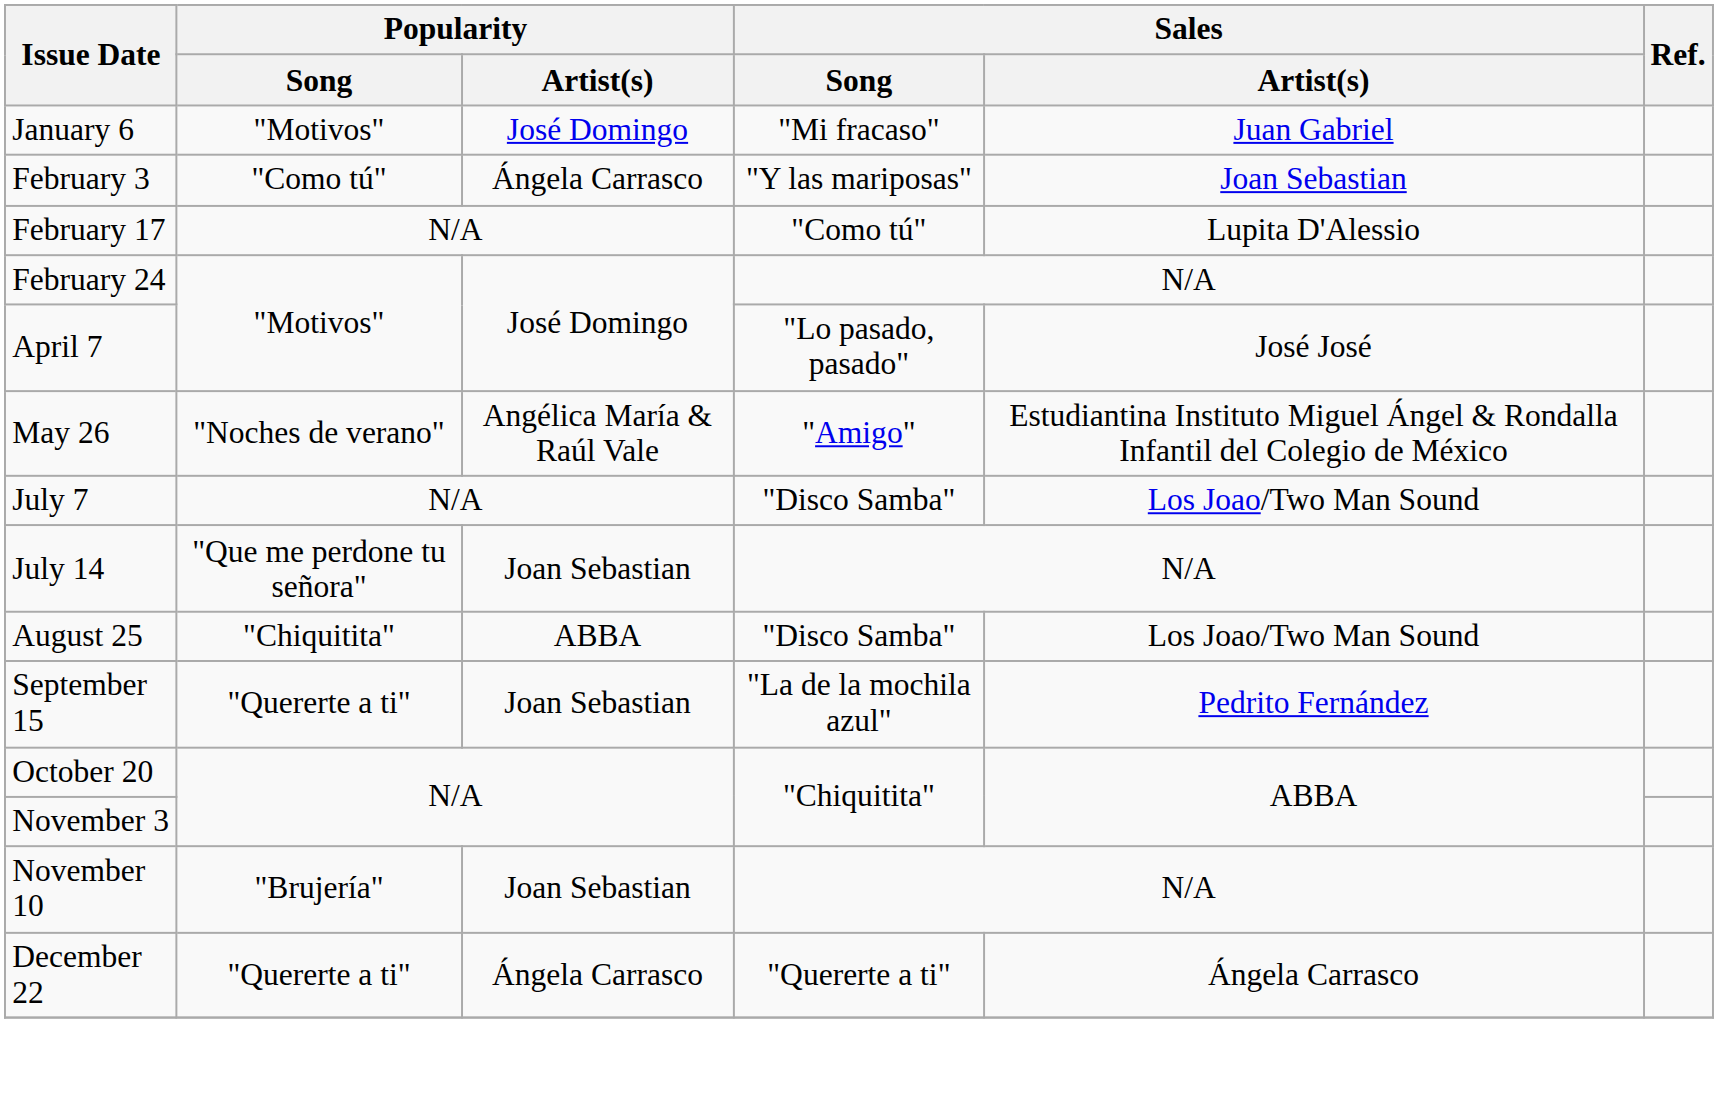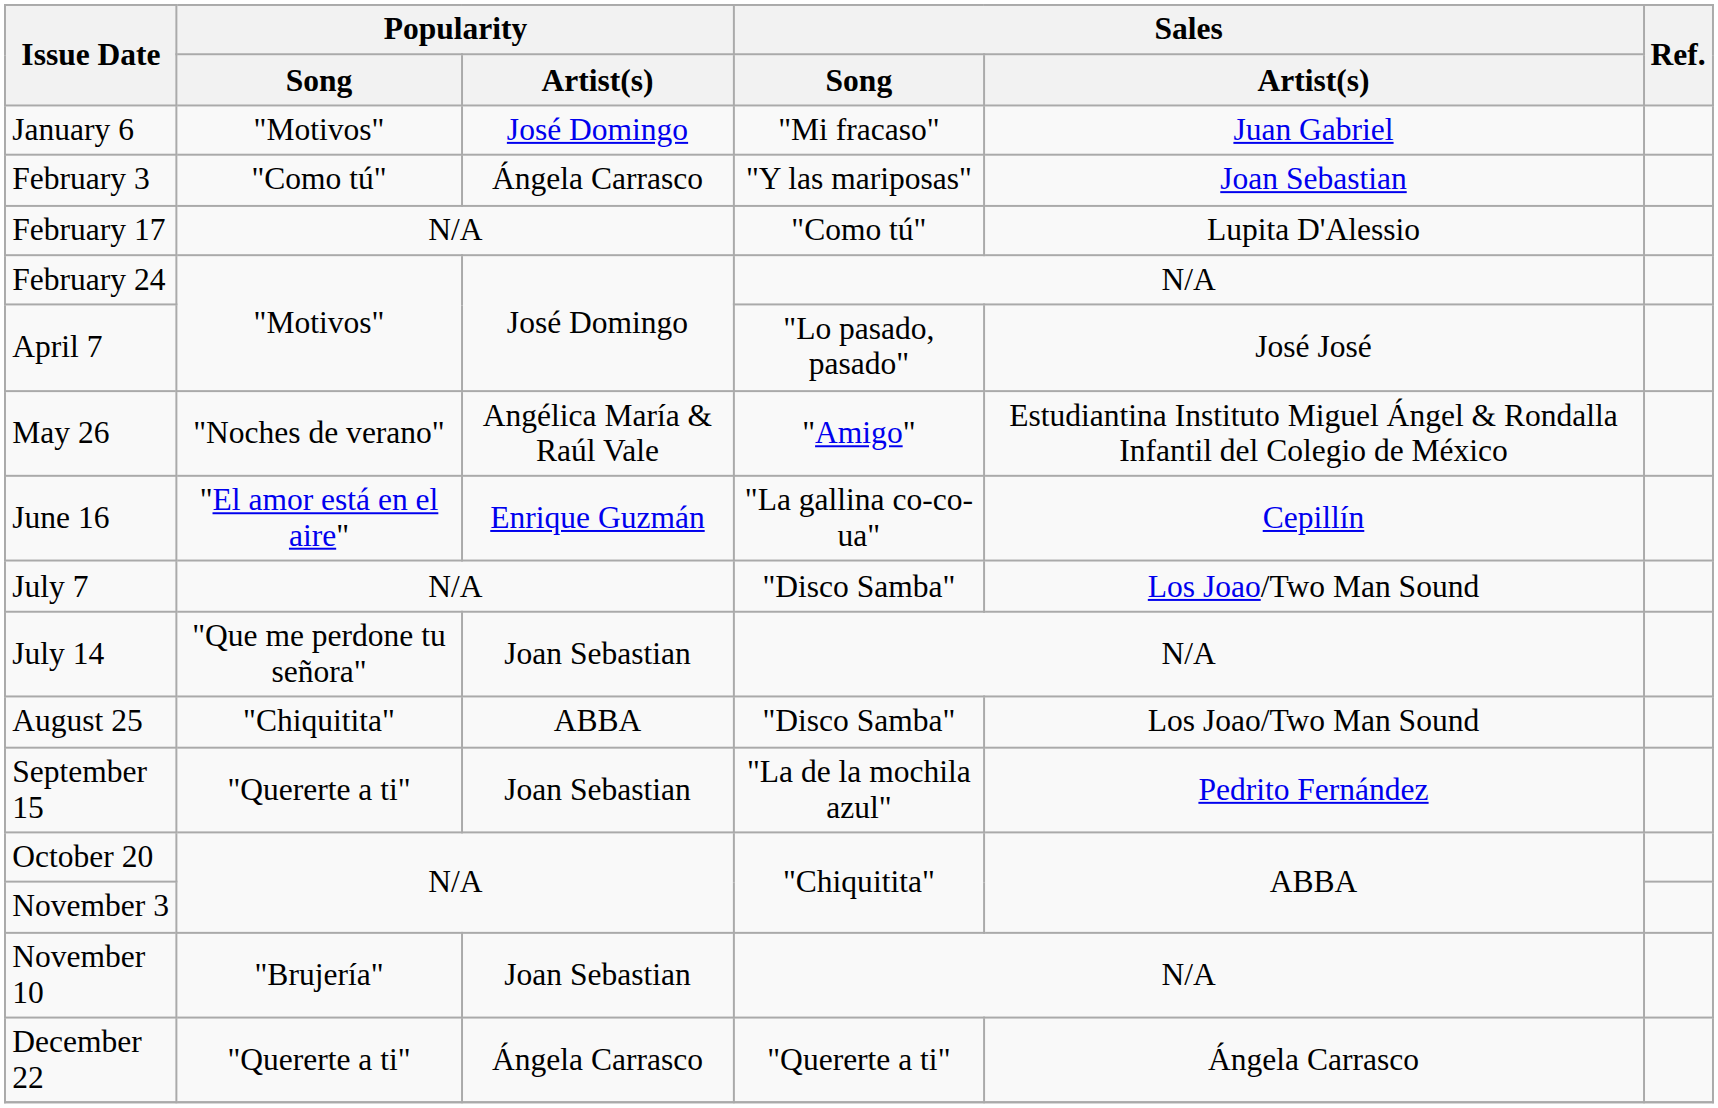+ row: (61, 518)
